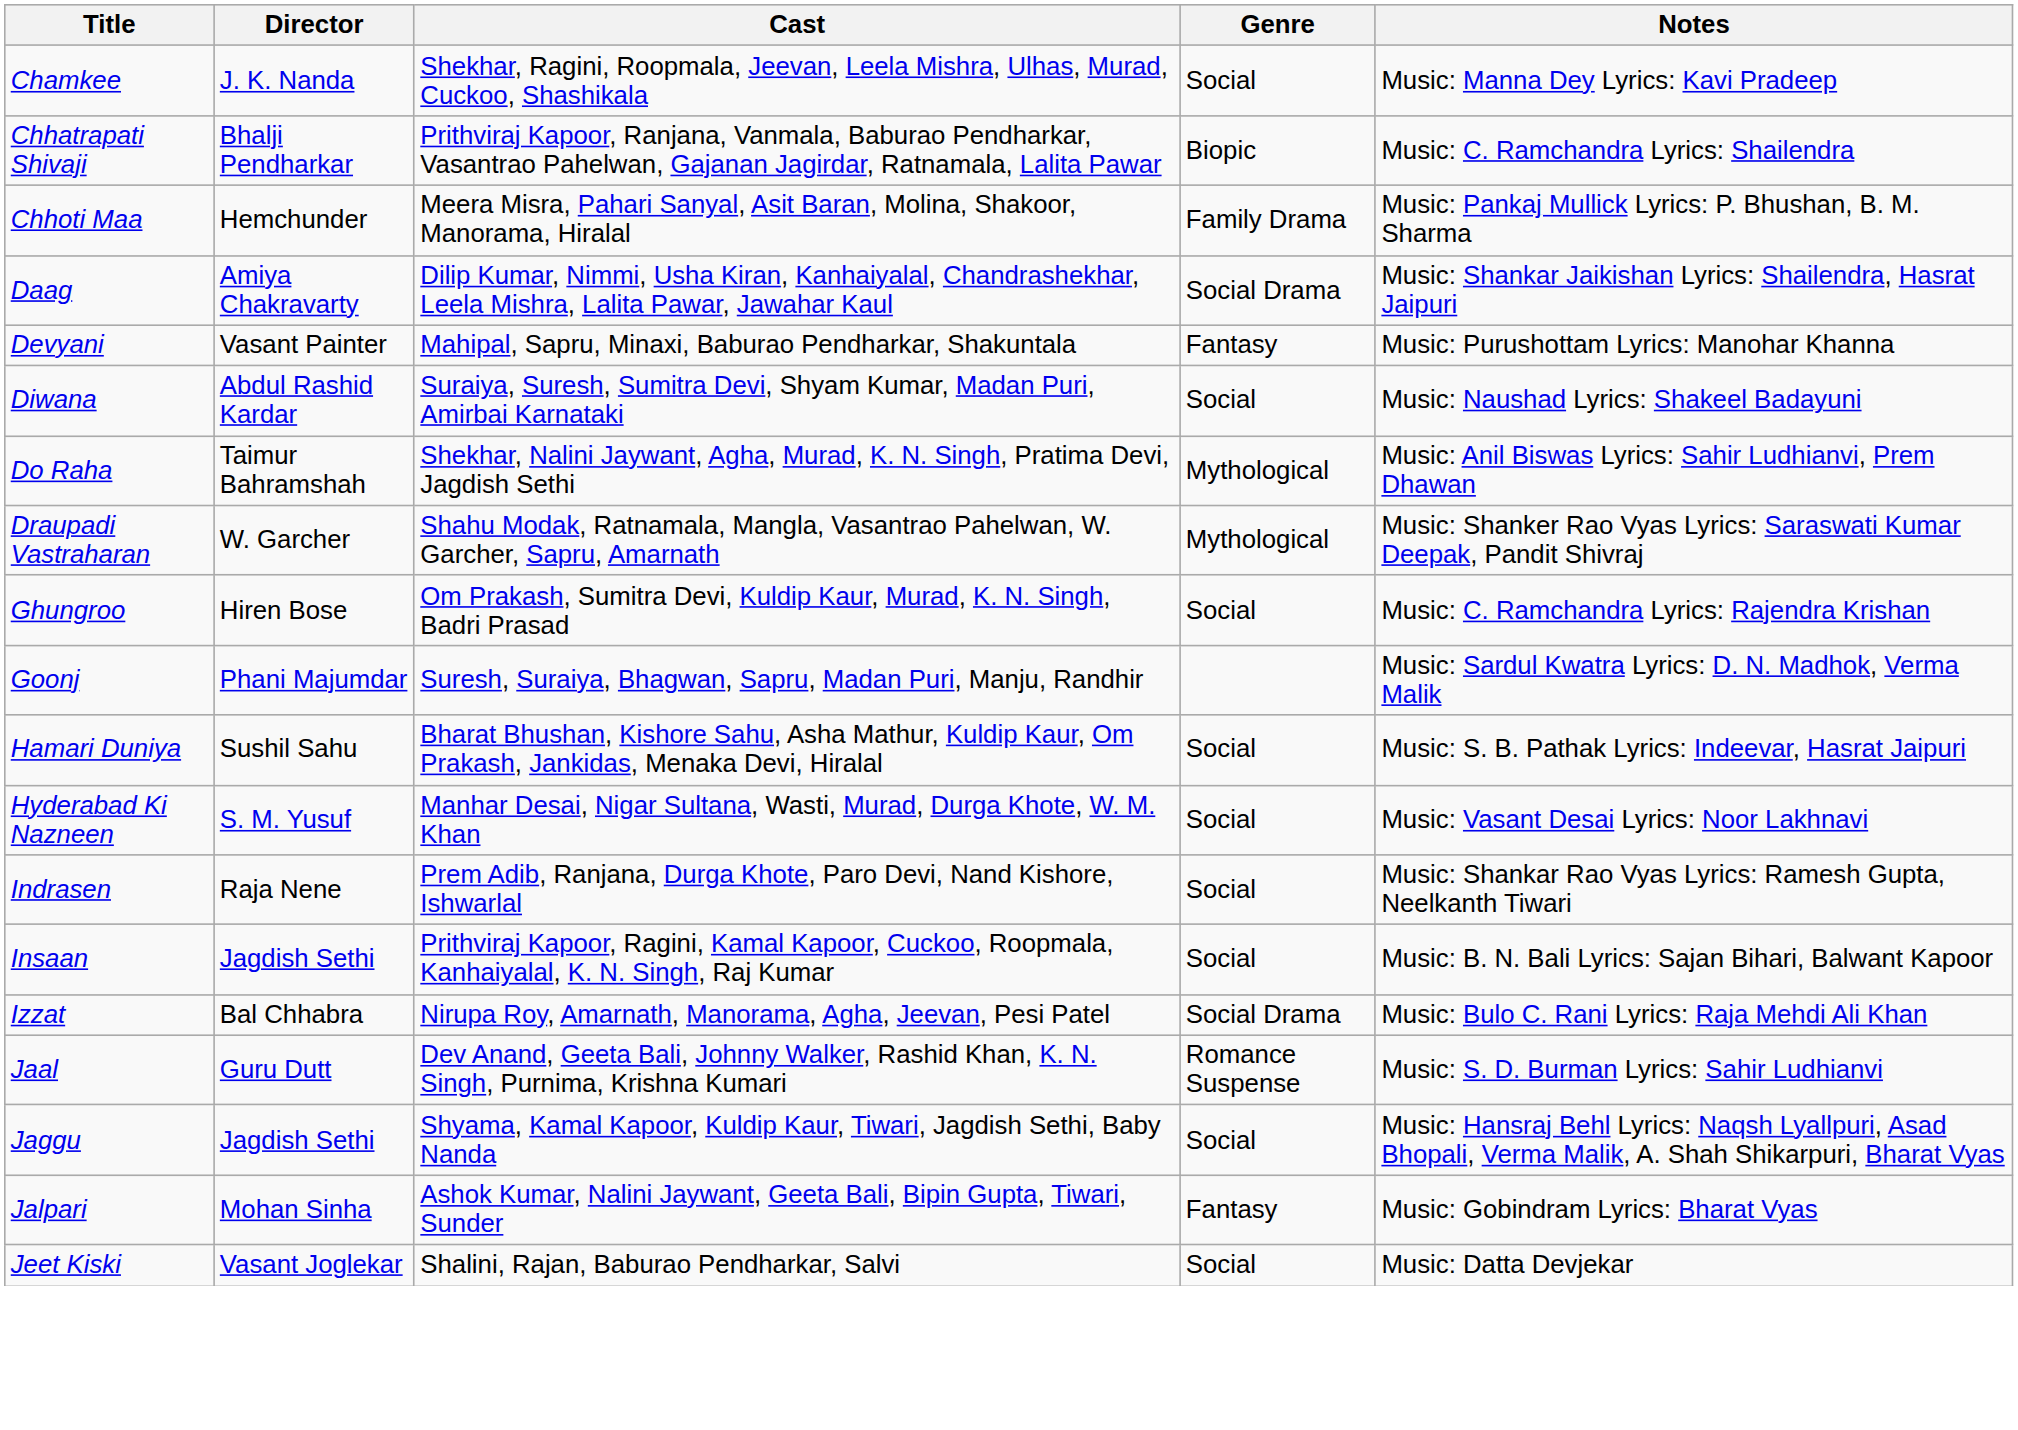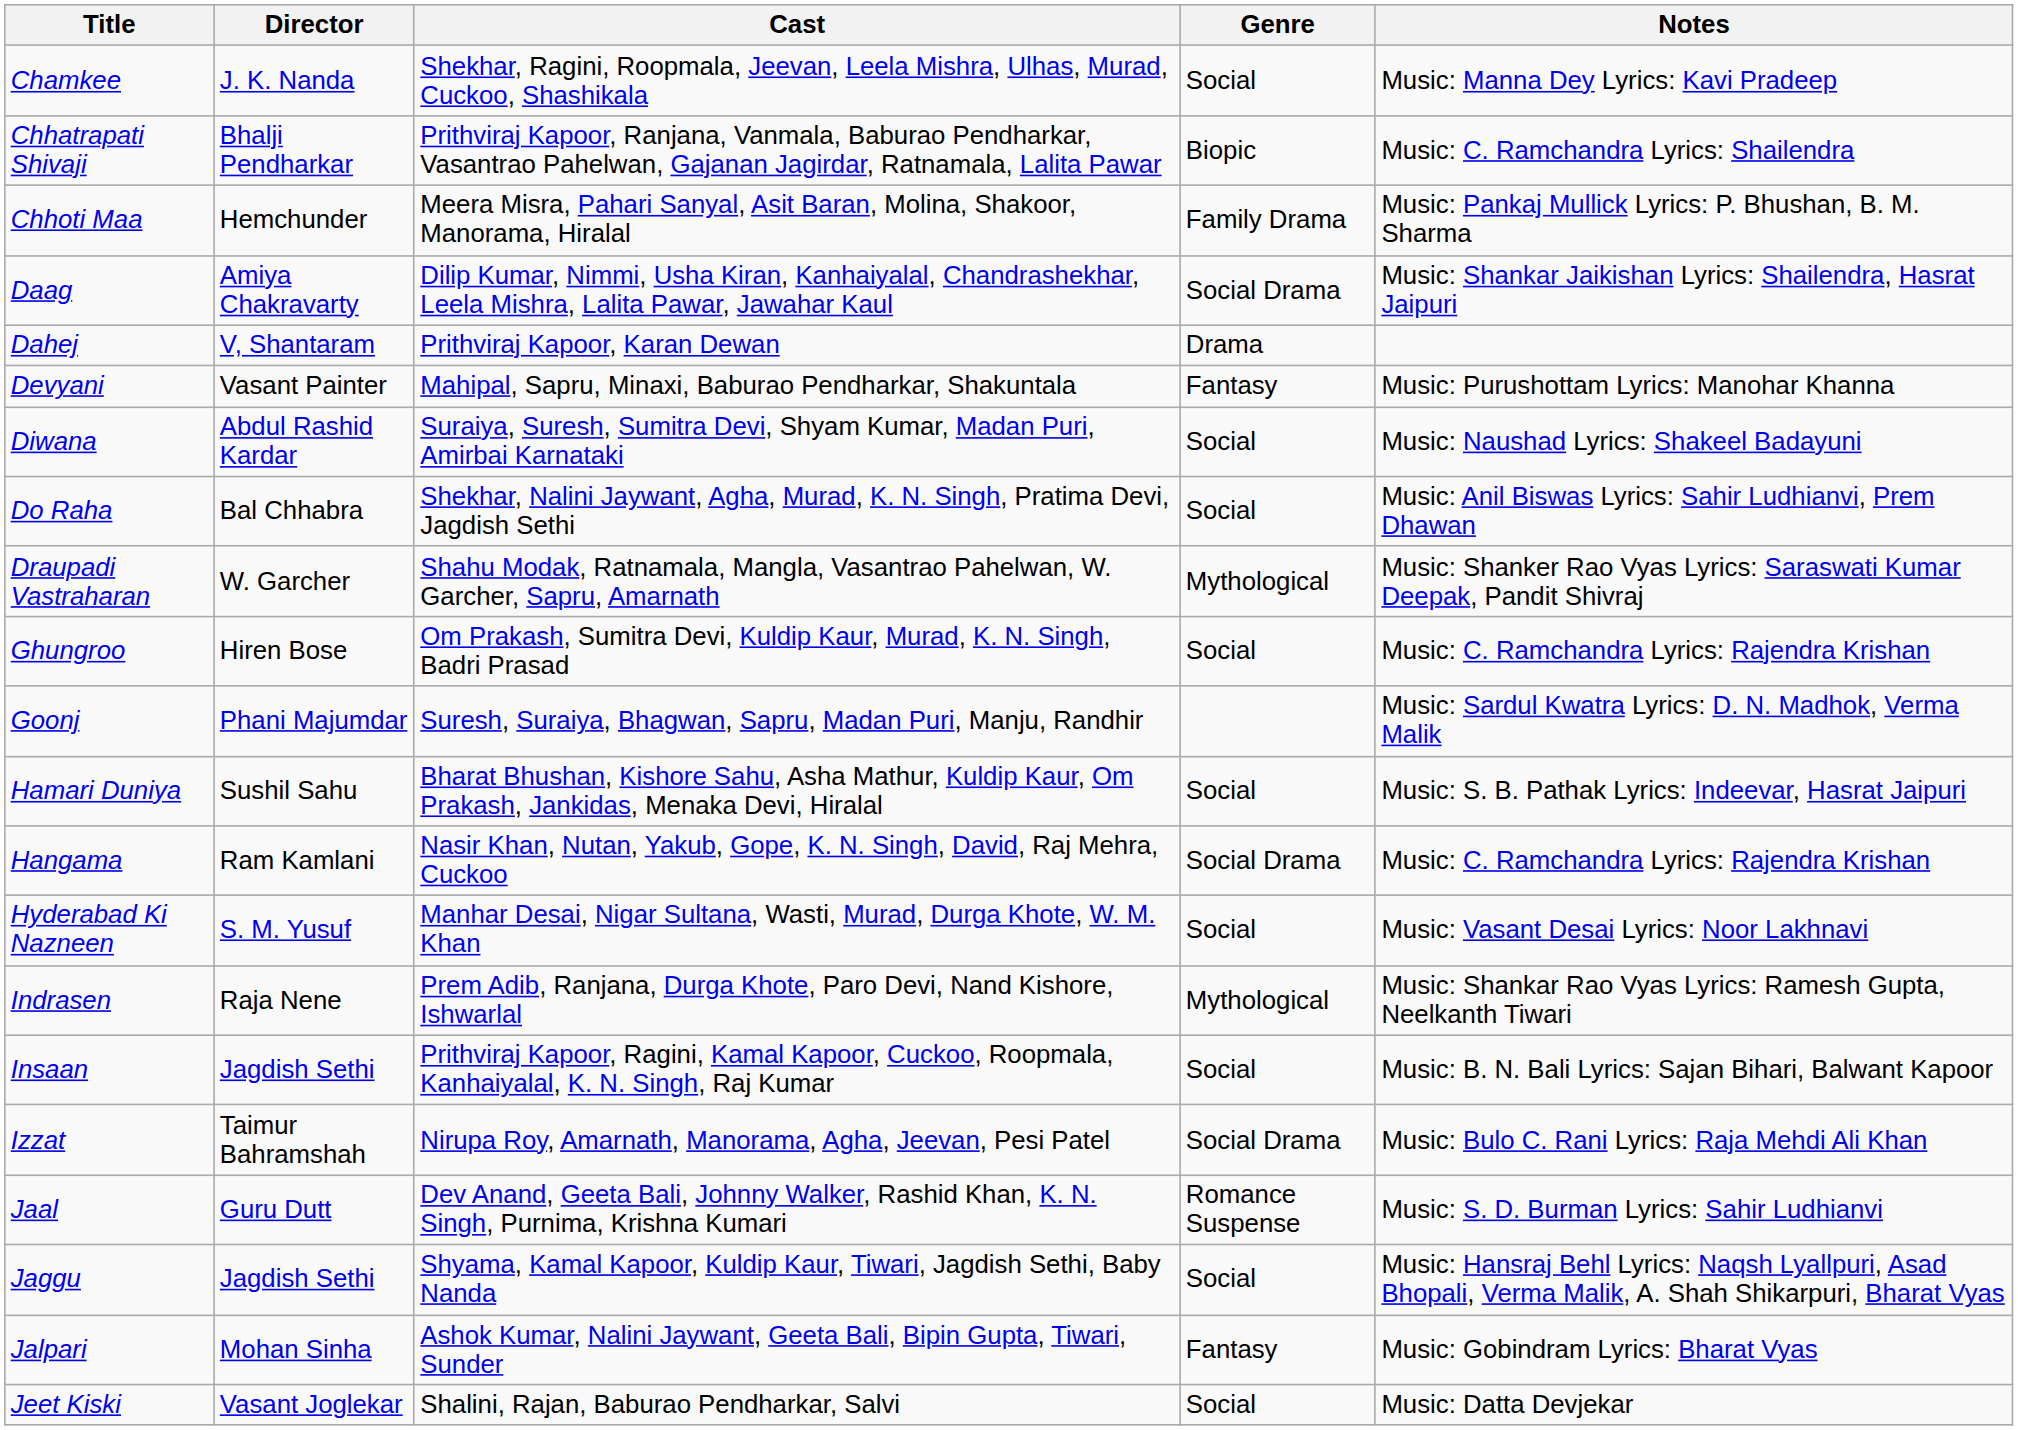+ row: (44, 345)
(293, 470) Taimur Bahramshah -> (291, 511) Bal Chhabra
(1257, 470) Mythological -> (1221, 511) Social
+ row: (67, 860)
(1221, 889) Social -> (1257, 999) Mythological
(291, 1014) Bal Chhabra -> (293, 1139) Taimur Bahramshah
